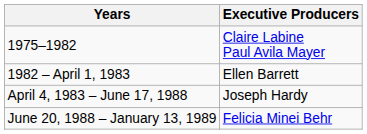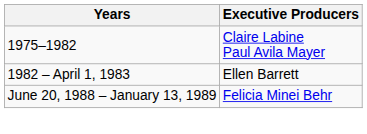- row: (97, 96)
